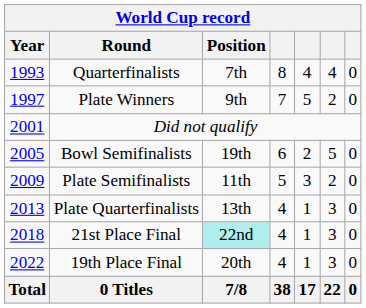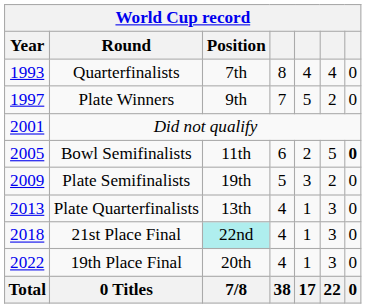(236, 153) 19th -> (236, 153) 11th
(353, 153) normal -> (353, 153) bold
(236, 180) 11th -> (236, 180) 19th
